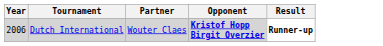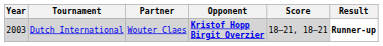+ column: (298, 11)
(16, 30) 2006 -> (16, 30) 2003
